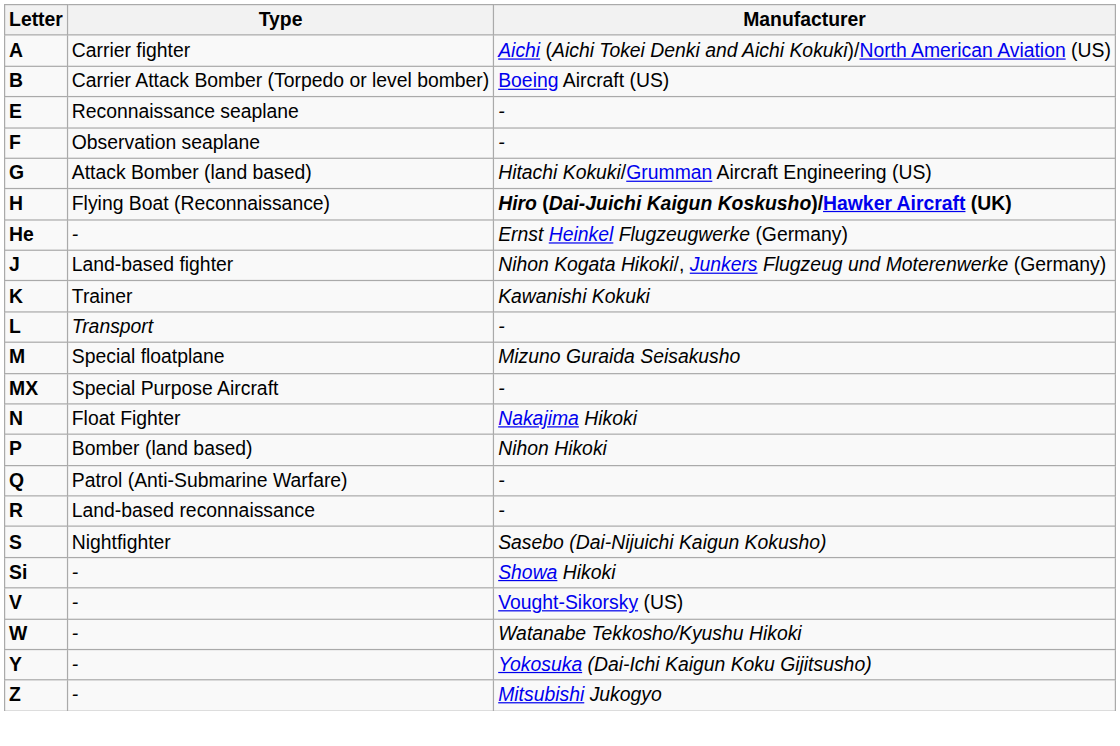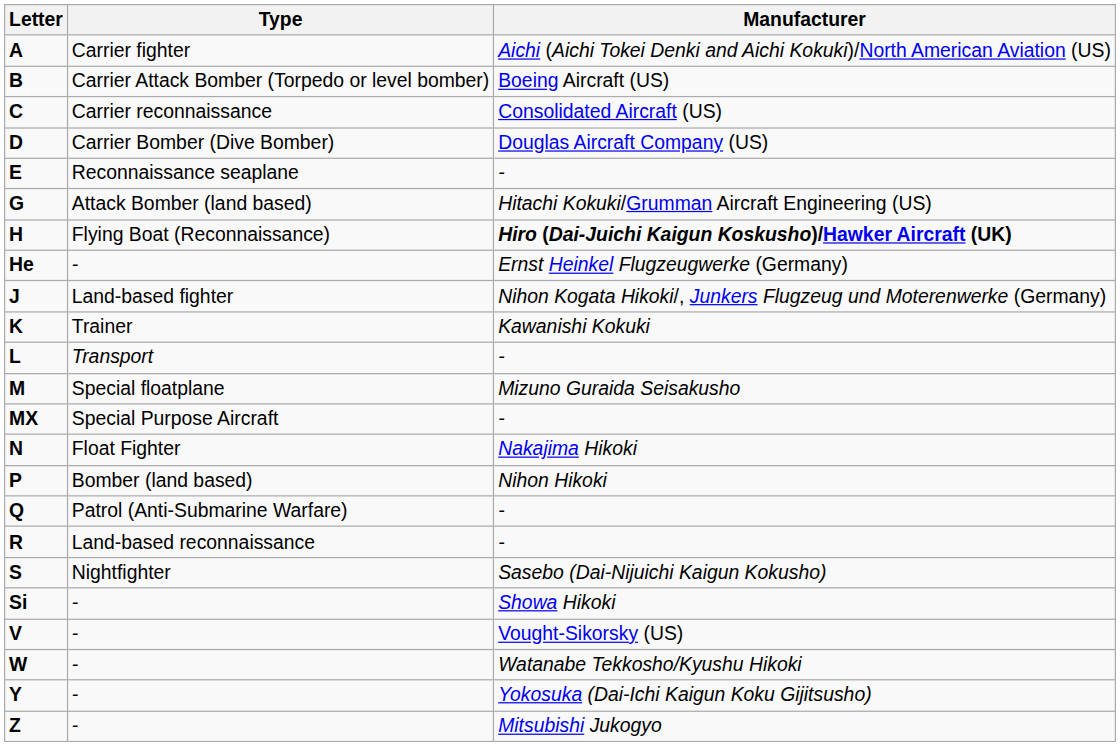+ row: (16, 111)
+ row: (16, 142)
- row: (15, 142)
